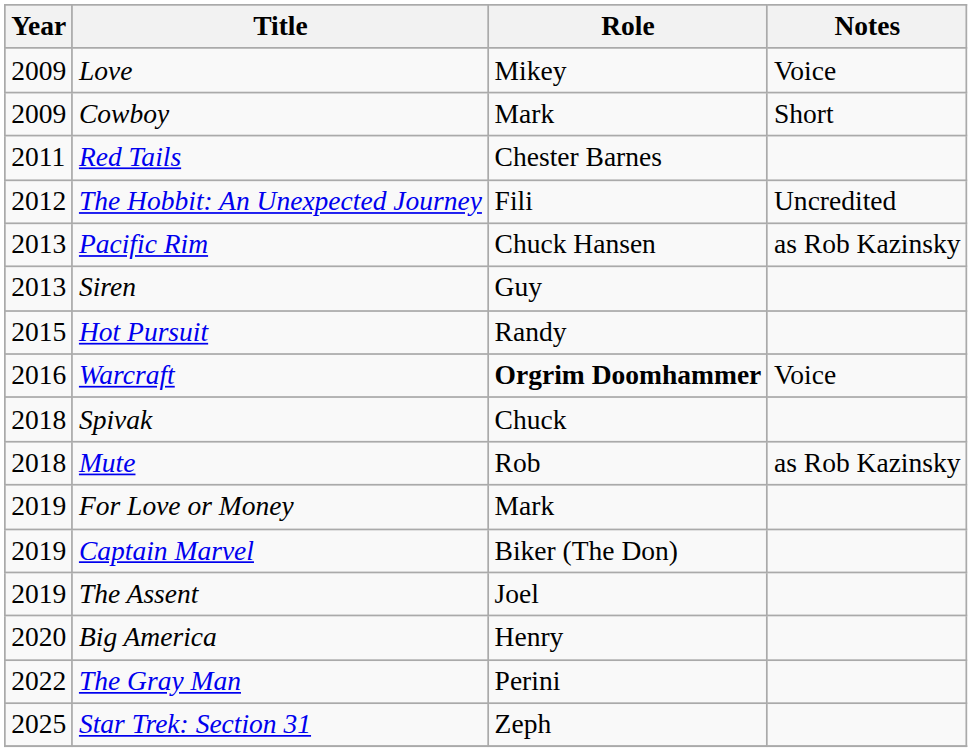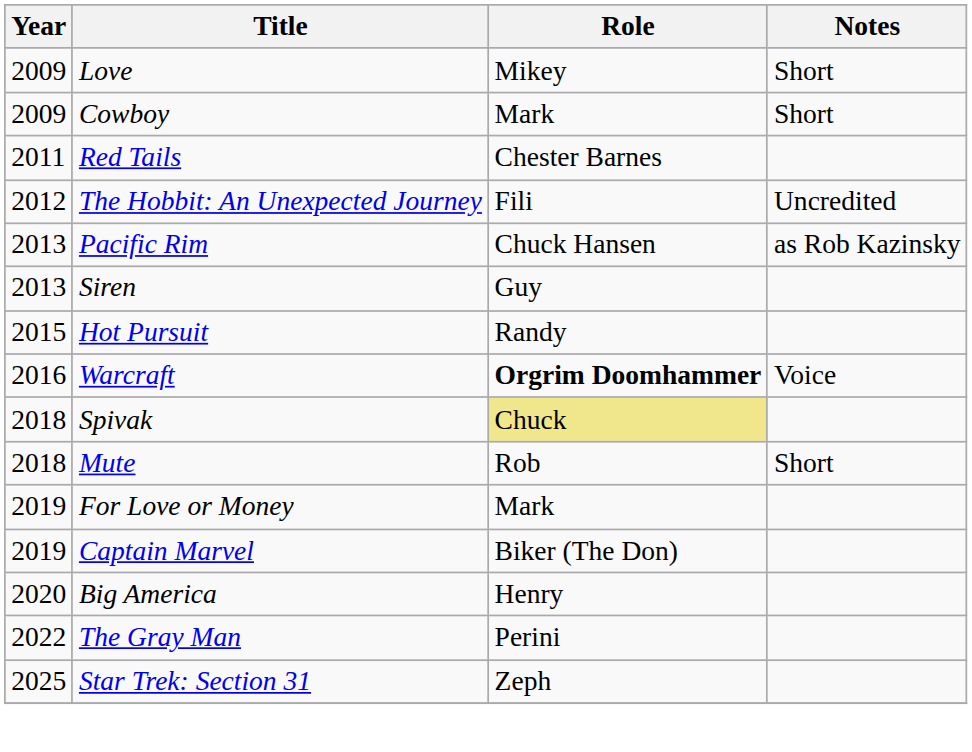(805, 69) Voice -> (804, 69) Short
(531, 419) no background -> (531, 419) khaki background
(867, 462) as Rob Kazinsky -> (804, 462) Short
- row: (139, 593)
